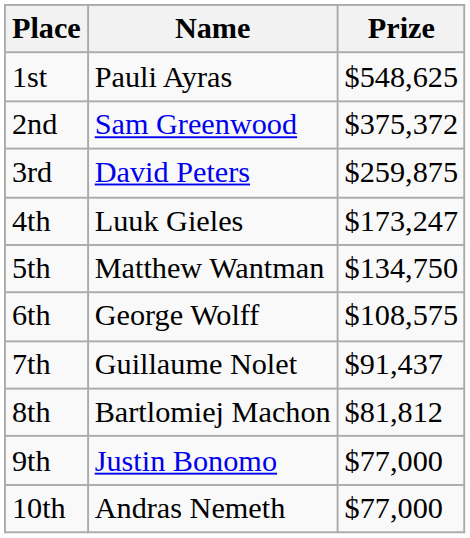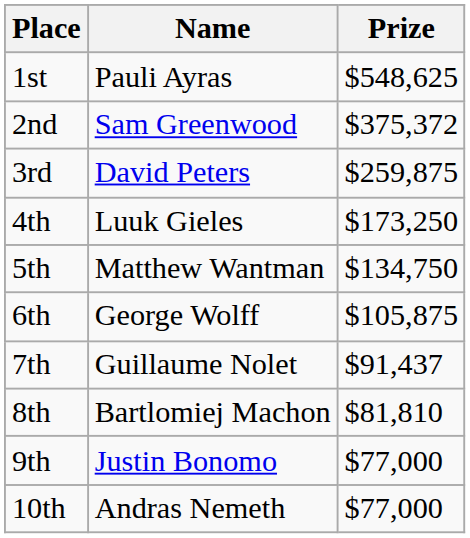(401, 220) $173,247 -> (401, 220) $173,250
(401, 316) $108,575 -> (401, 316) $105,875
(394, 412) $81,812 -> (394, 412) $81,810
